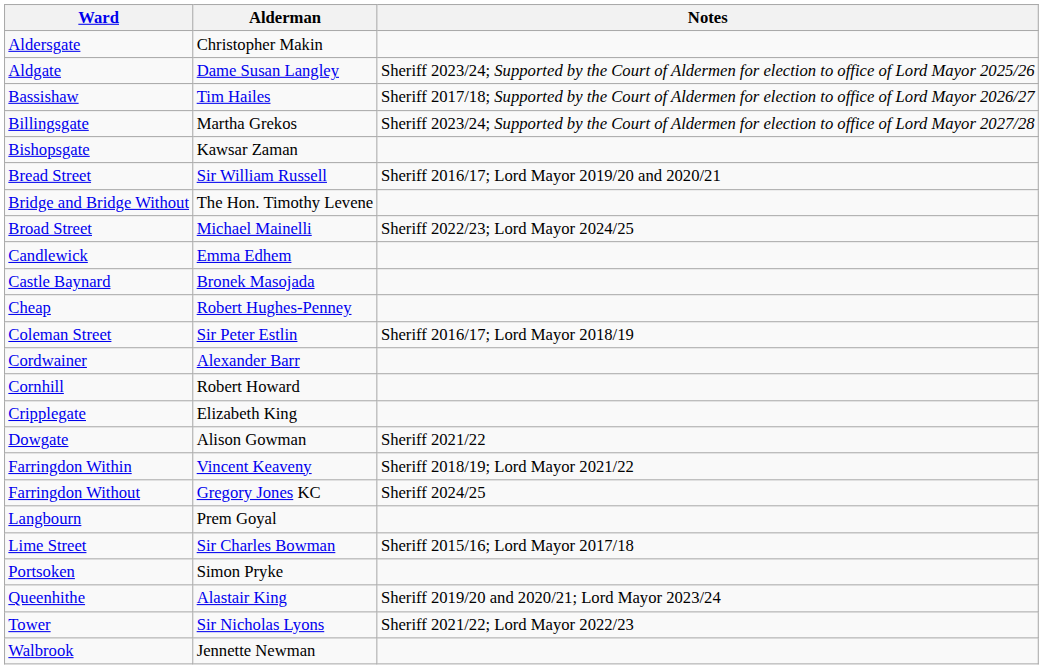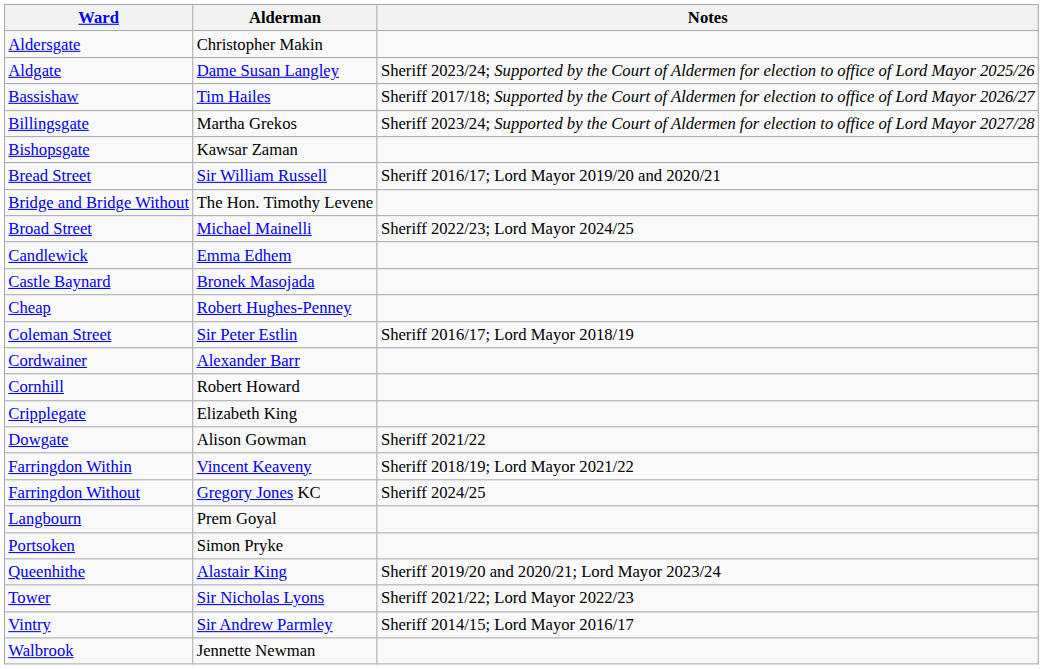- row: (47, 545)
+ row: (30, 624)
